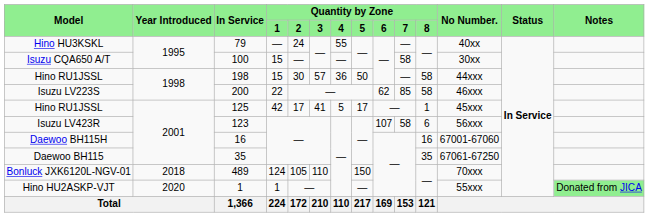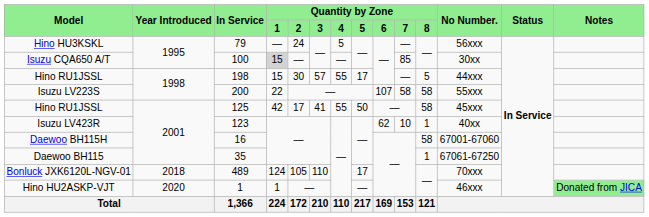(341, 44) 55 -> (341, 44) 5
(469, 44) 40xx -> (469, 44) 56xxx
(277, 60) no background -> (277, 60) lightgrey background
(405, 60) 58 -> (405, 60) 85
(341, 76) 36 -> (341, 76) 55
(362, 76) 50 -> (362, 76) 17
(427, 76) 58 -> (427, 76) 5
(384, 92) 62 -> (384, 92) 107
(405, 92) 85 -> (405, 92) 58
(469, 92) 46xxx -> (469, 92) 55xxx
(341, 108) 5 -> (341, 108) 55
(362, 108) 17 -> (362, 108) 50
(427, 108) 1 -> (427, 108) 58
(384, 124) 107 -> (384, 124) 62
(405, 124) 58 -> (405, 124) 10
(427, 124) 6 -> (427, 124) 1
(469, 124) 56xxx -> (469, 124) 40xx
(427, 140) 16 -> (427, 140) 58
(427, 156) 35 -> (427, 156) 1
(362, 172) 150 -> (362, 172) 17
(469, 188) 55xxx -> (469, 188) 46xxx
